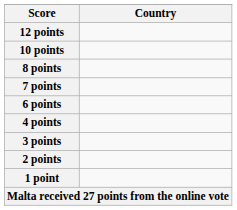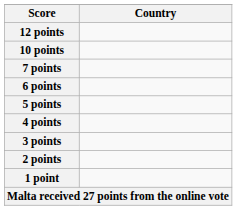- row: (42, 68)
+ row: (42, 104)
